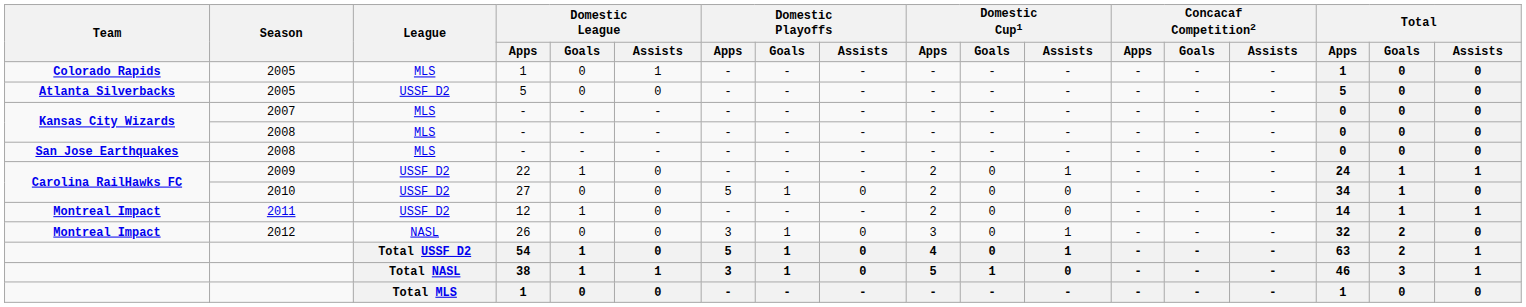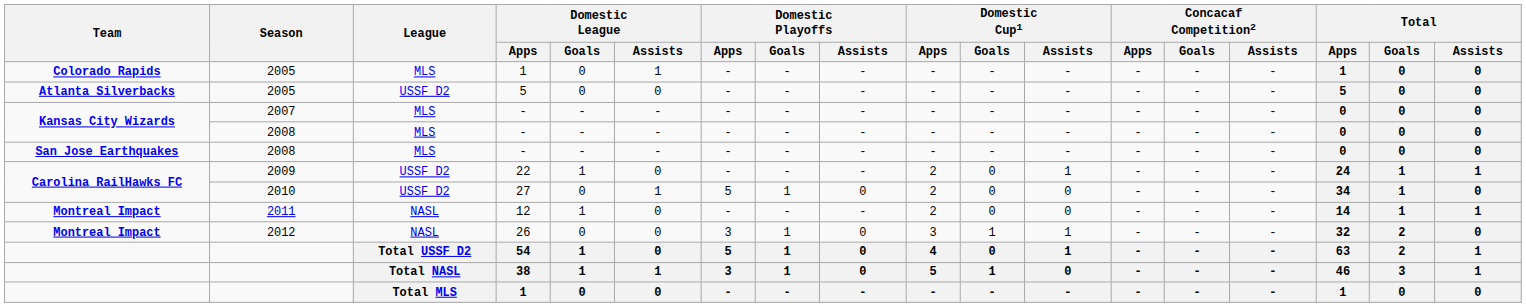(658, 192) 0 -> (658, 192) 1
(425, 212) USSF D2 -> (425, 212) NASL
(992, 232) 0 -> (992, 232) 1
